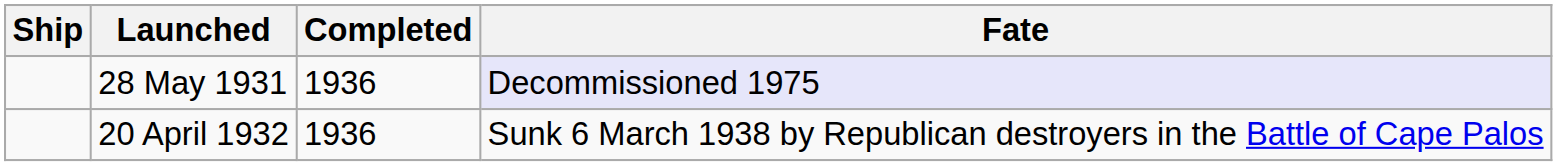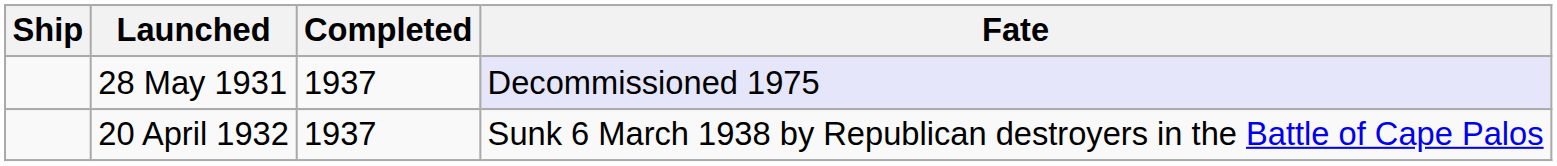(340, 82) 1936 -> (340, 82) 1937
(340, 133) 1936 -> (340, 133) 1937
